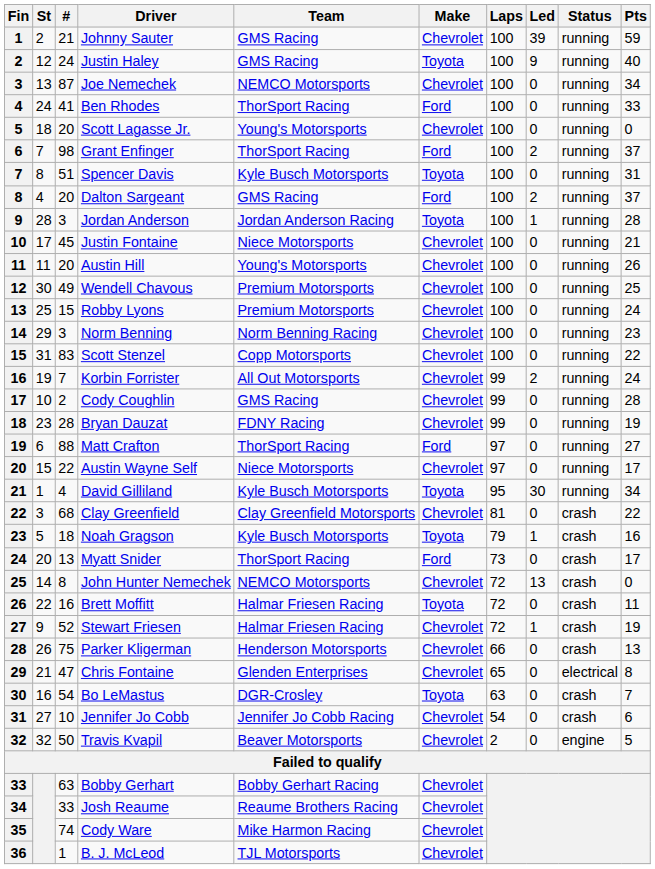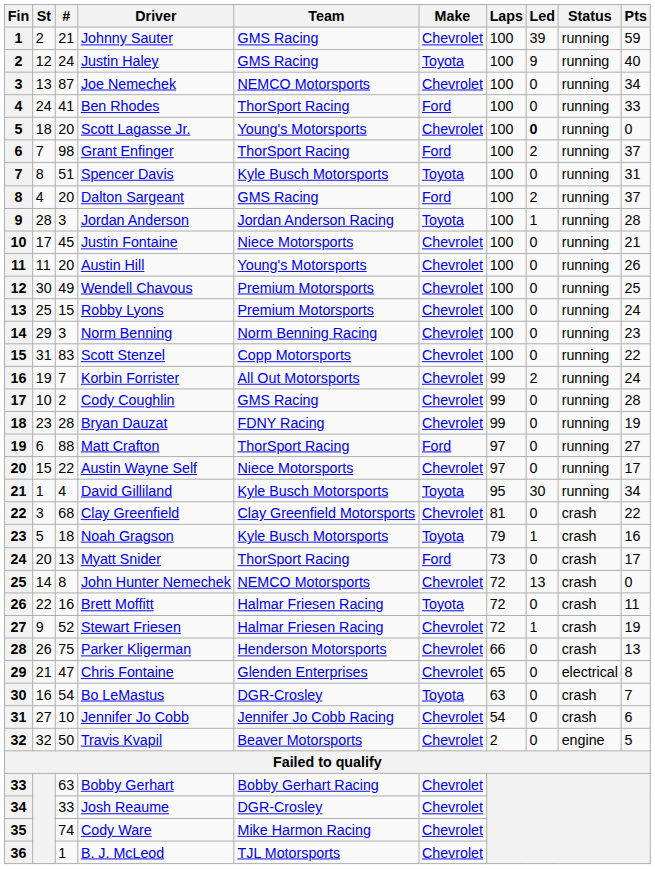(534, 129) normal -> (534, 129) bold
(318, 808) Reaume Brothers Racing -> (280, 808) DGR-Crosley
